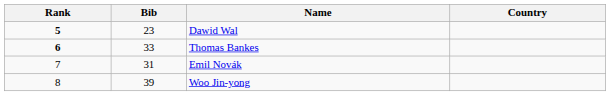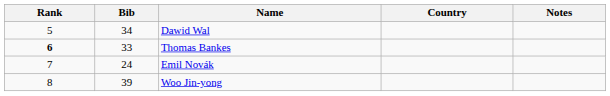+ column: (559, 13)
(58, 30) bold -> (50, 30) normal
(149, 30) 23 -> (127, 30) 34
(149, 64) 31 -> (127, 64) 24
